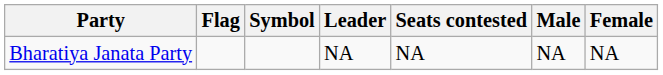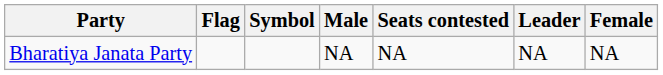columns swapped: (355, 20) <-> (558, 20)
